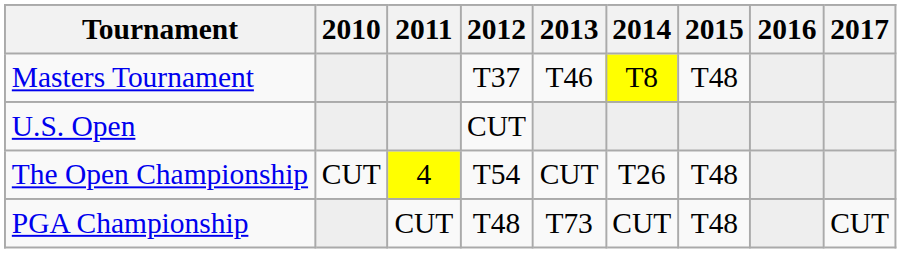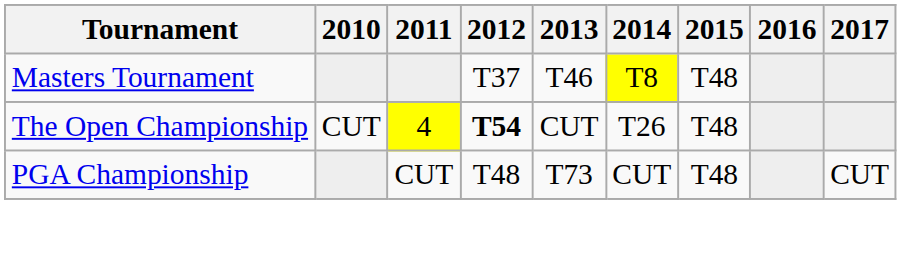- row: (74, 126)
(496, 174) normal -> (496, 126) bold
